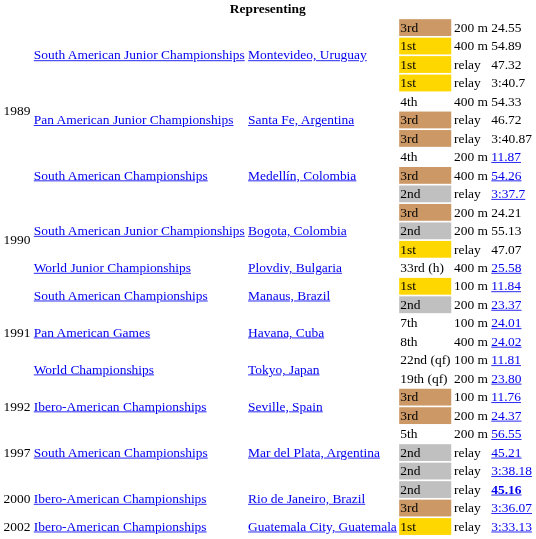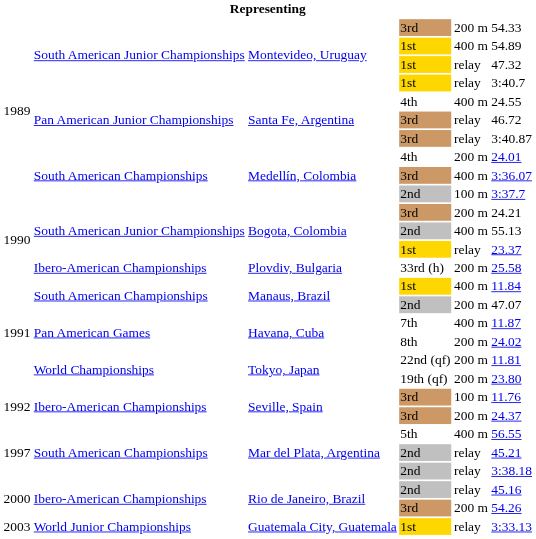(506, 27) 24.55 -> (506, 27) 54.33
(506, 101) 54.33 -> (506, 101) 24.55
(506, 156) 11.87 -> (506, 156) 24.01
(506, 175) 54.26 -> (512, 175) 3:36.07
(467, 193) relay -> (471, 193) 100 m
(471, 230) 200 m -> (471, 230) 400 m
(506, 249) 47.07 -> (506, 249) 23.37
(112, 267) World Junior Championships -> (120, 267) Ibero-American Championships
(471, 267) 400 m -> (471, 267) 200 m
(471, 286) 100 m -> (471, 286) 400 m
(506, 304) 23.37 -> (506, 304) 47.07
(471, 323) 100 m -> (471, 323) 400 m
(506, 323) 24.01 -> (506, 323) 11.87
(471, 341) 400 m -> (471, 341) 200 m
(471, 360) 100 m -> (471, 360) 200 m
(471, 434) 200 m -> (471, 434) 400 m
(506, 489) bold -> (506, 489) normal
(467, 508) relay -> (471, 508) 200 m
(512, 508) 3:36.07 -> (506, 508) 54.26
(17, 526) 2002 -> (17, 526) 2003
(120, 526) Ibero-American Championships -> (112, 526) World Junior Championships
